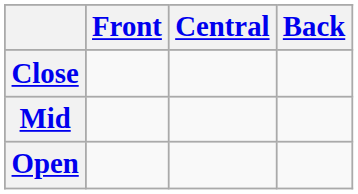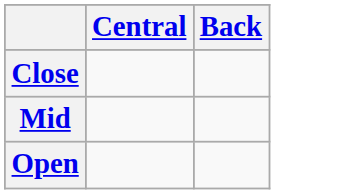- column: (127, 27)
